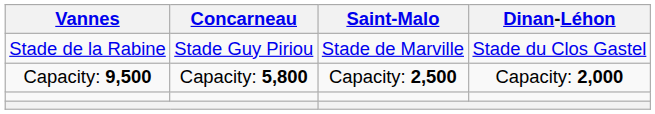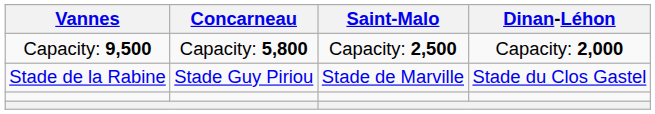rows swapped: (87, 48) <-> (87, 77)
